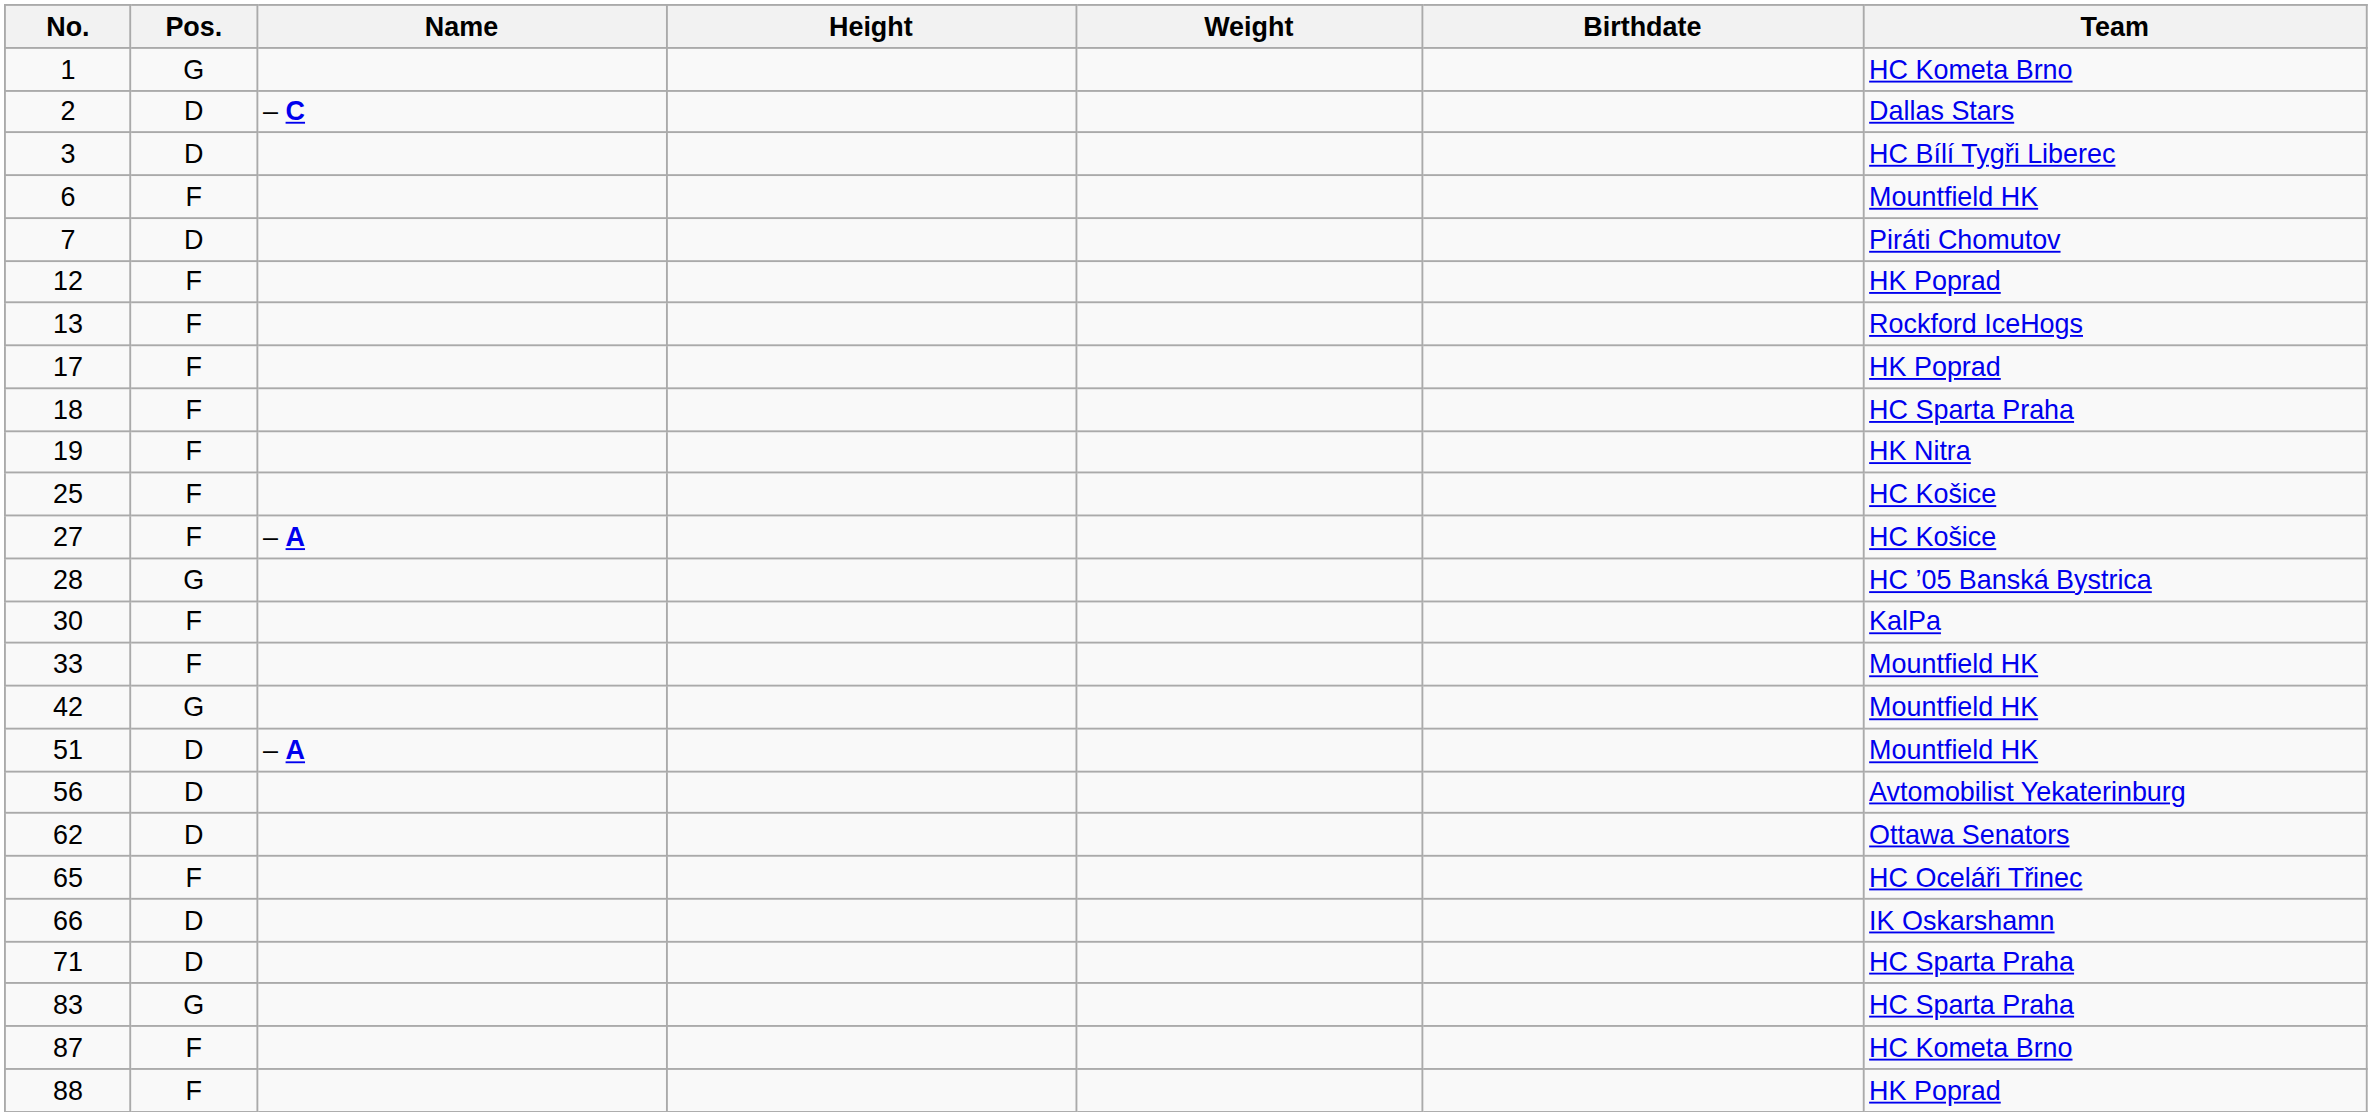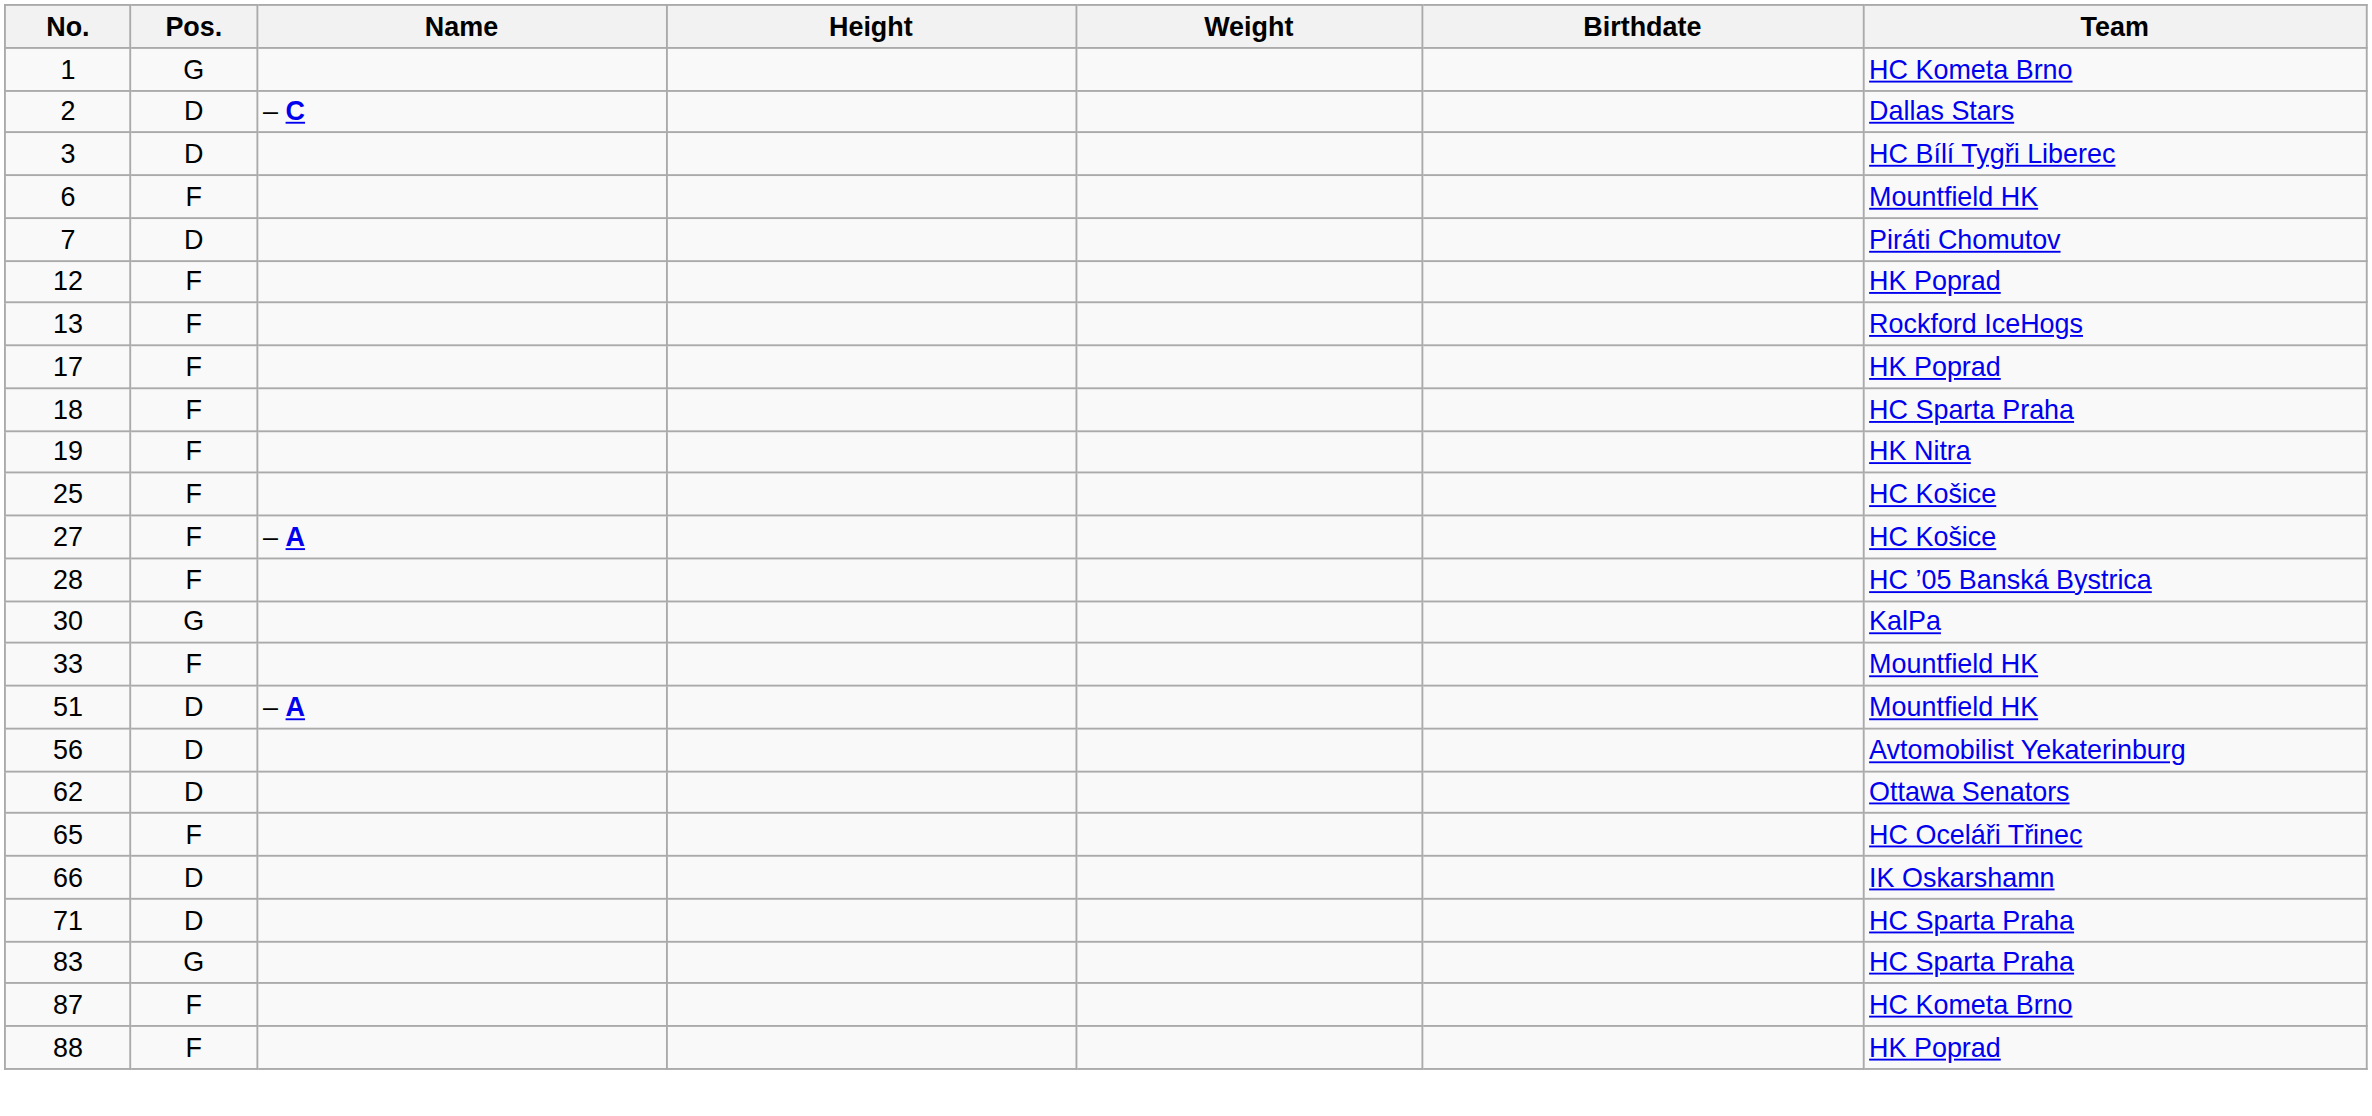(194, 580) G -> (194, 580) F
(194, 622) F -> (194, 622) G
- row: (68, 707)
